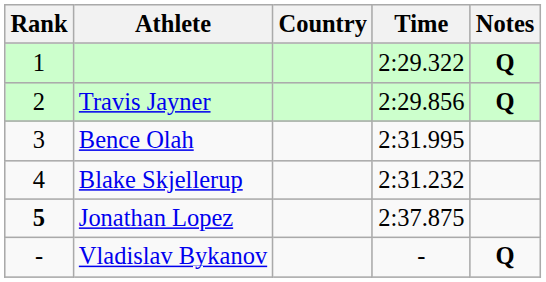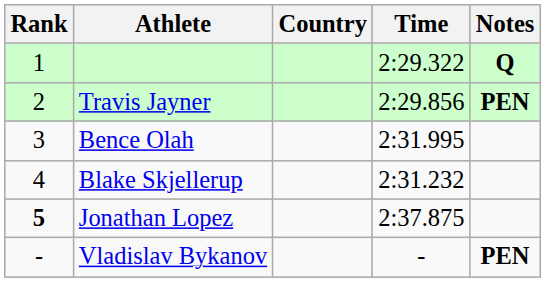(505, 101) Q -> (505, 101) PEN
(505, 256) Q -> (505, 256) PEN
